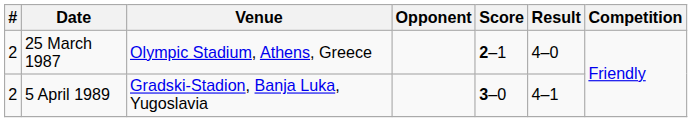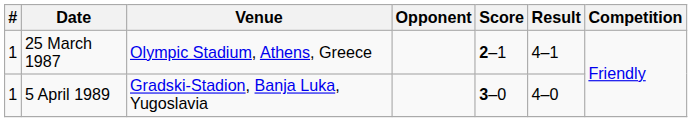(13, 52) 2 -> (13, 52) 1
(545, 52) 4–0 -> (545, 52) 4–1
(13, 96) 2 -> (13, 96) 1
(545, 96) 4–1 -> (545, 96) 4–0
